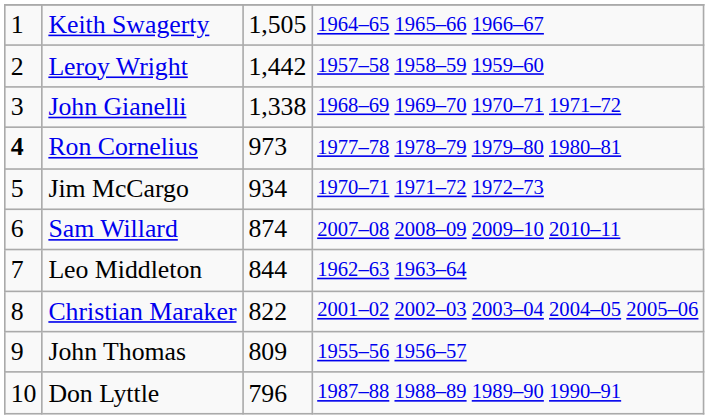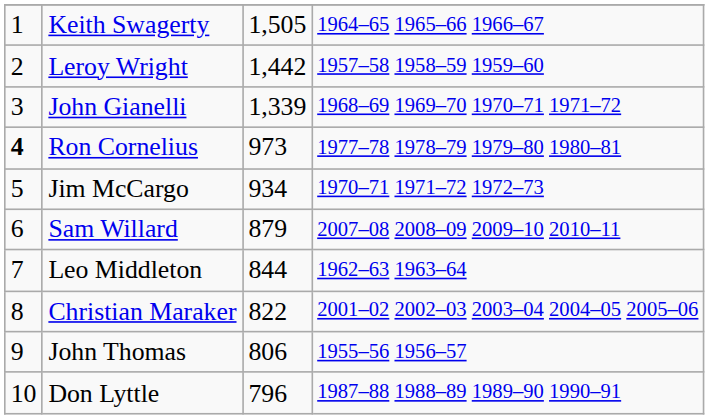(277, 106) 1,338 -> (277, 106) 1,339
(268, 229) 874 -> (268, 229) 879
(268, 351) 809 -> (268, 351) 806
